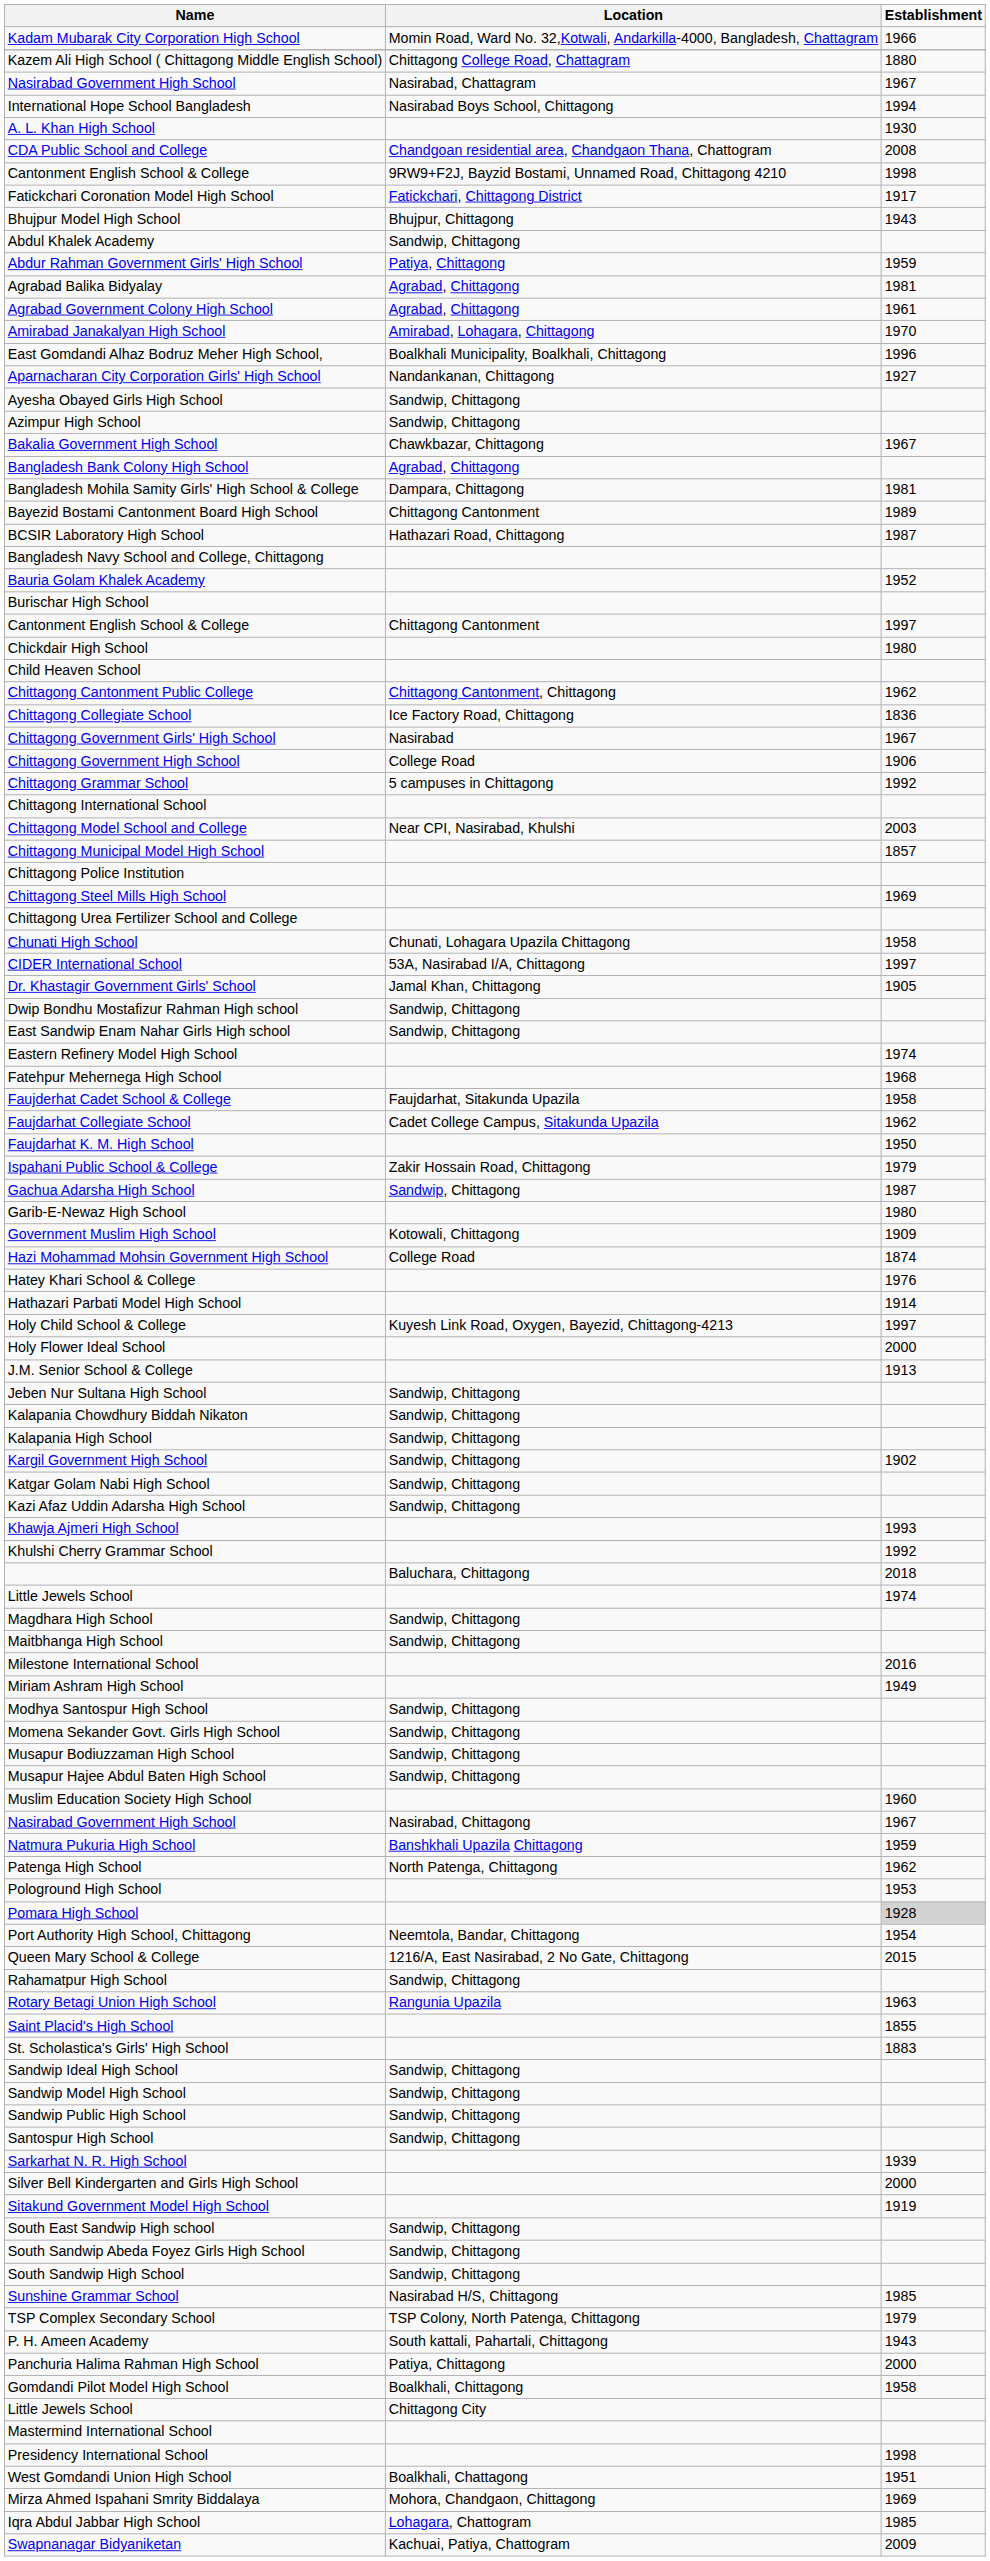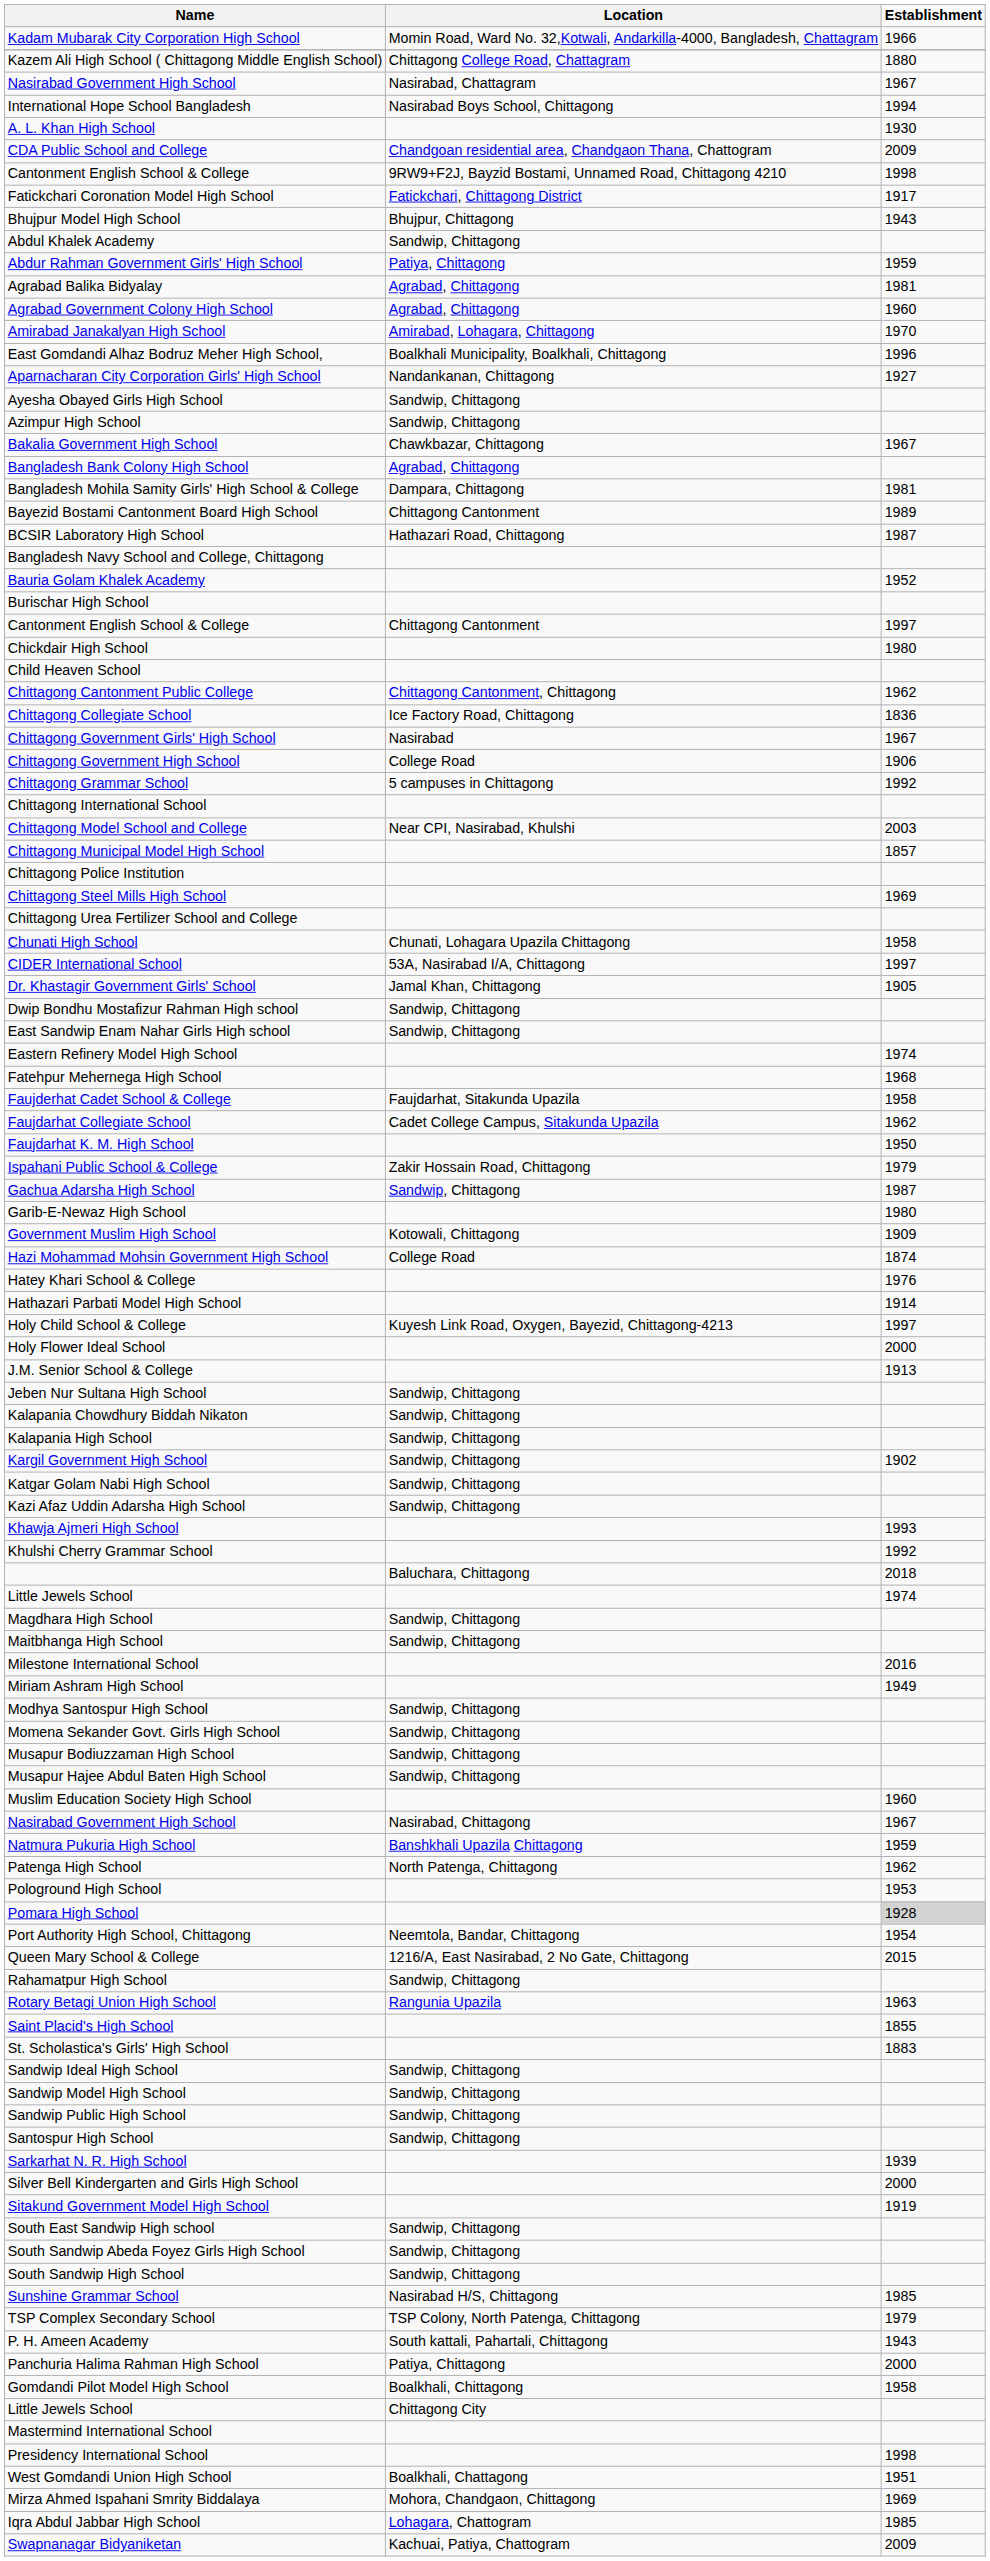(901, 151) 2008 -> (901, 151) 2009
(901, 309) 1961 -> (901, 309) 1960
